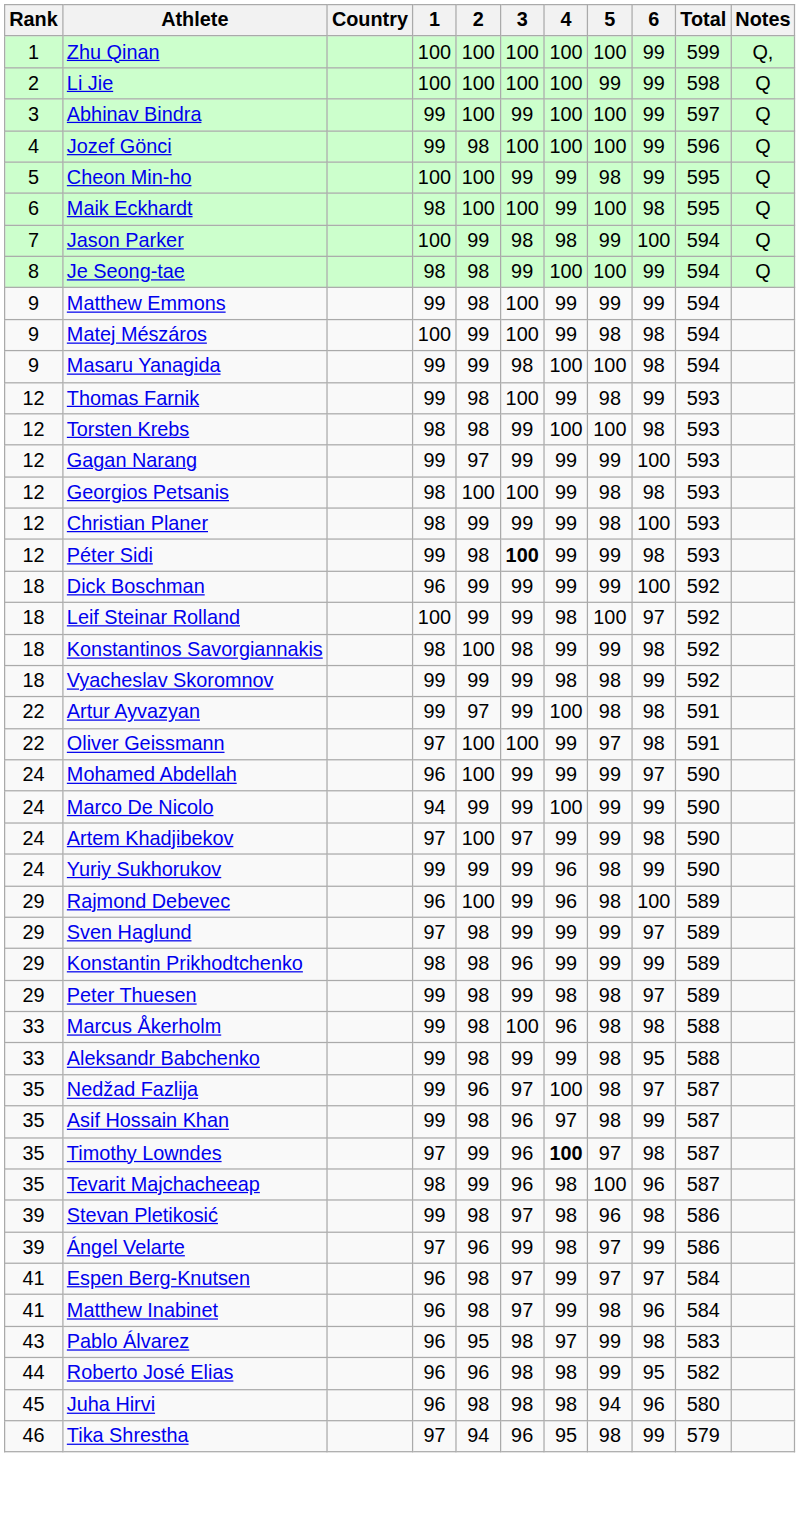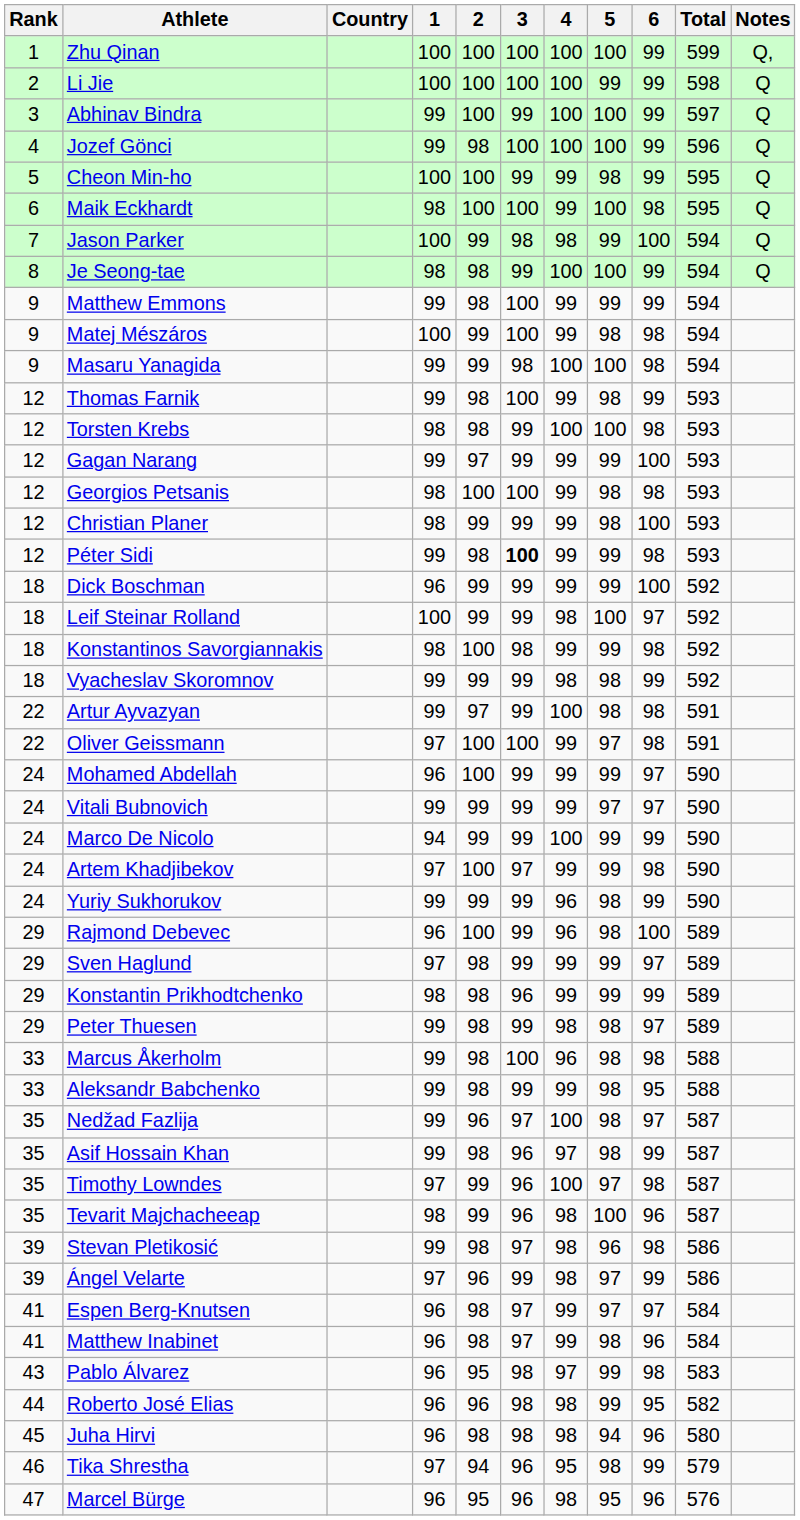+ row: (137, 806)
(566, 1152) bold -> (566, 1184) normal
+ row: (126, 1499)
